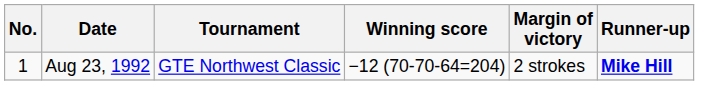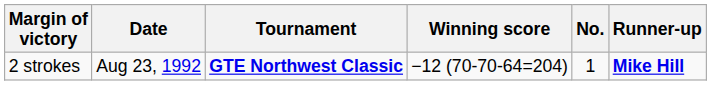columns swapped: (23, 29) <-> (553, 29)
(249, 66) normal -> (306, 66) bold
